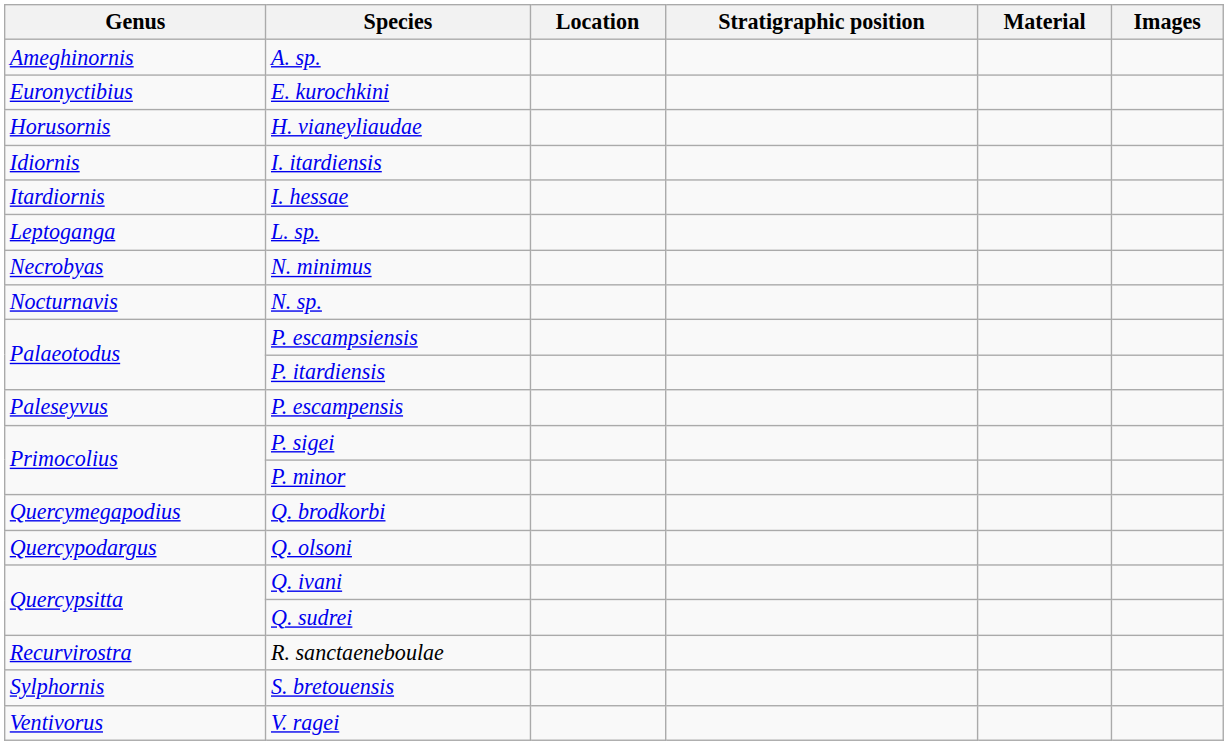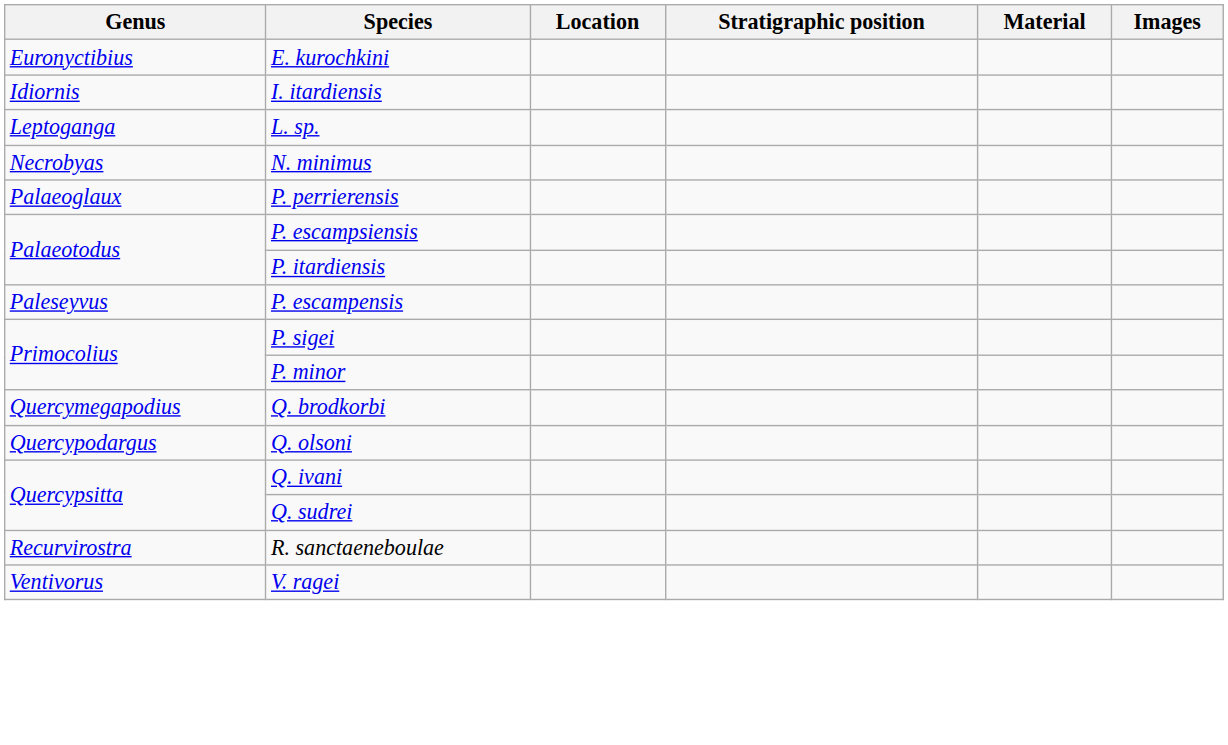- row: (296, 57)
- row: (346, 127)
- row: (310, 197)
- row: (296, 302)
+ row: (335, 197)
- row: (333, 687)
